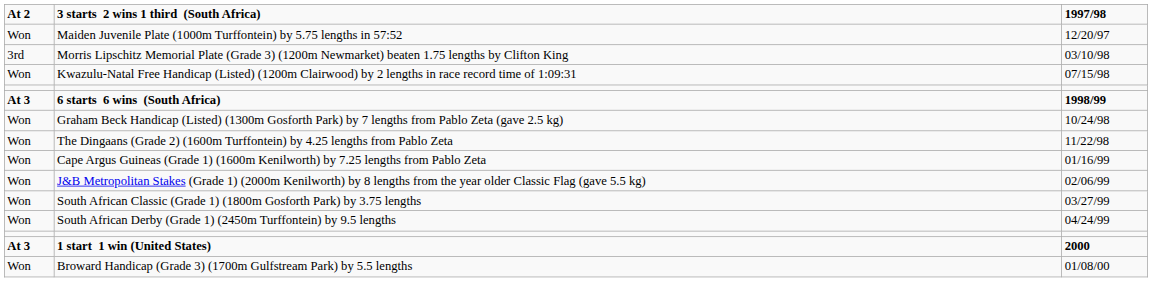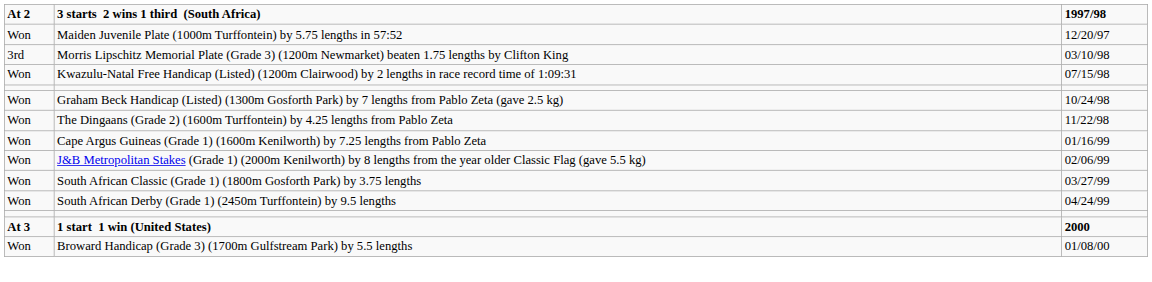- row: (139, 100)
